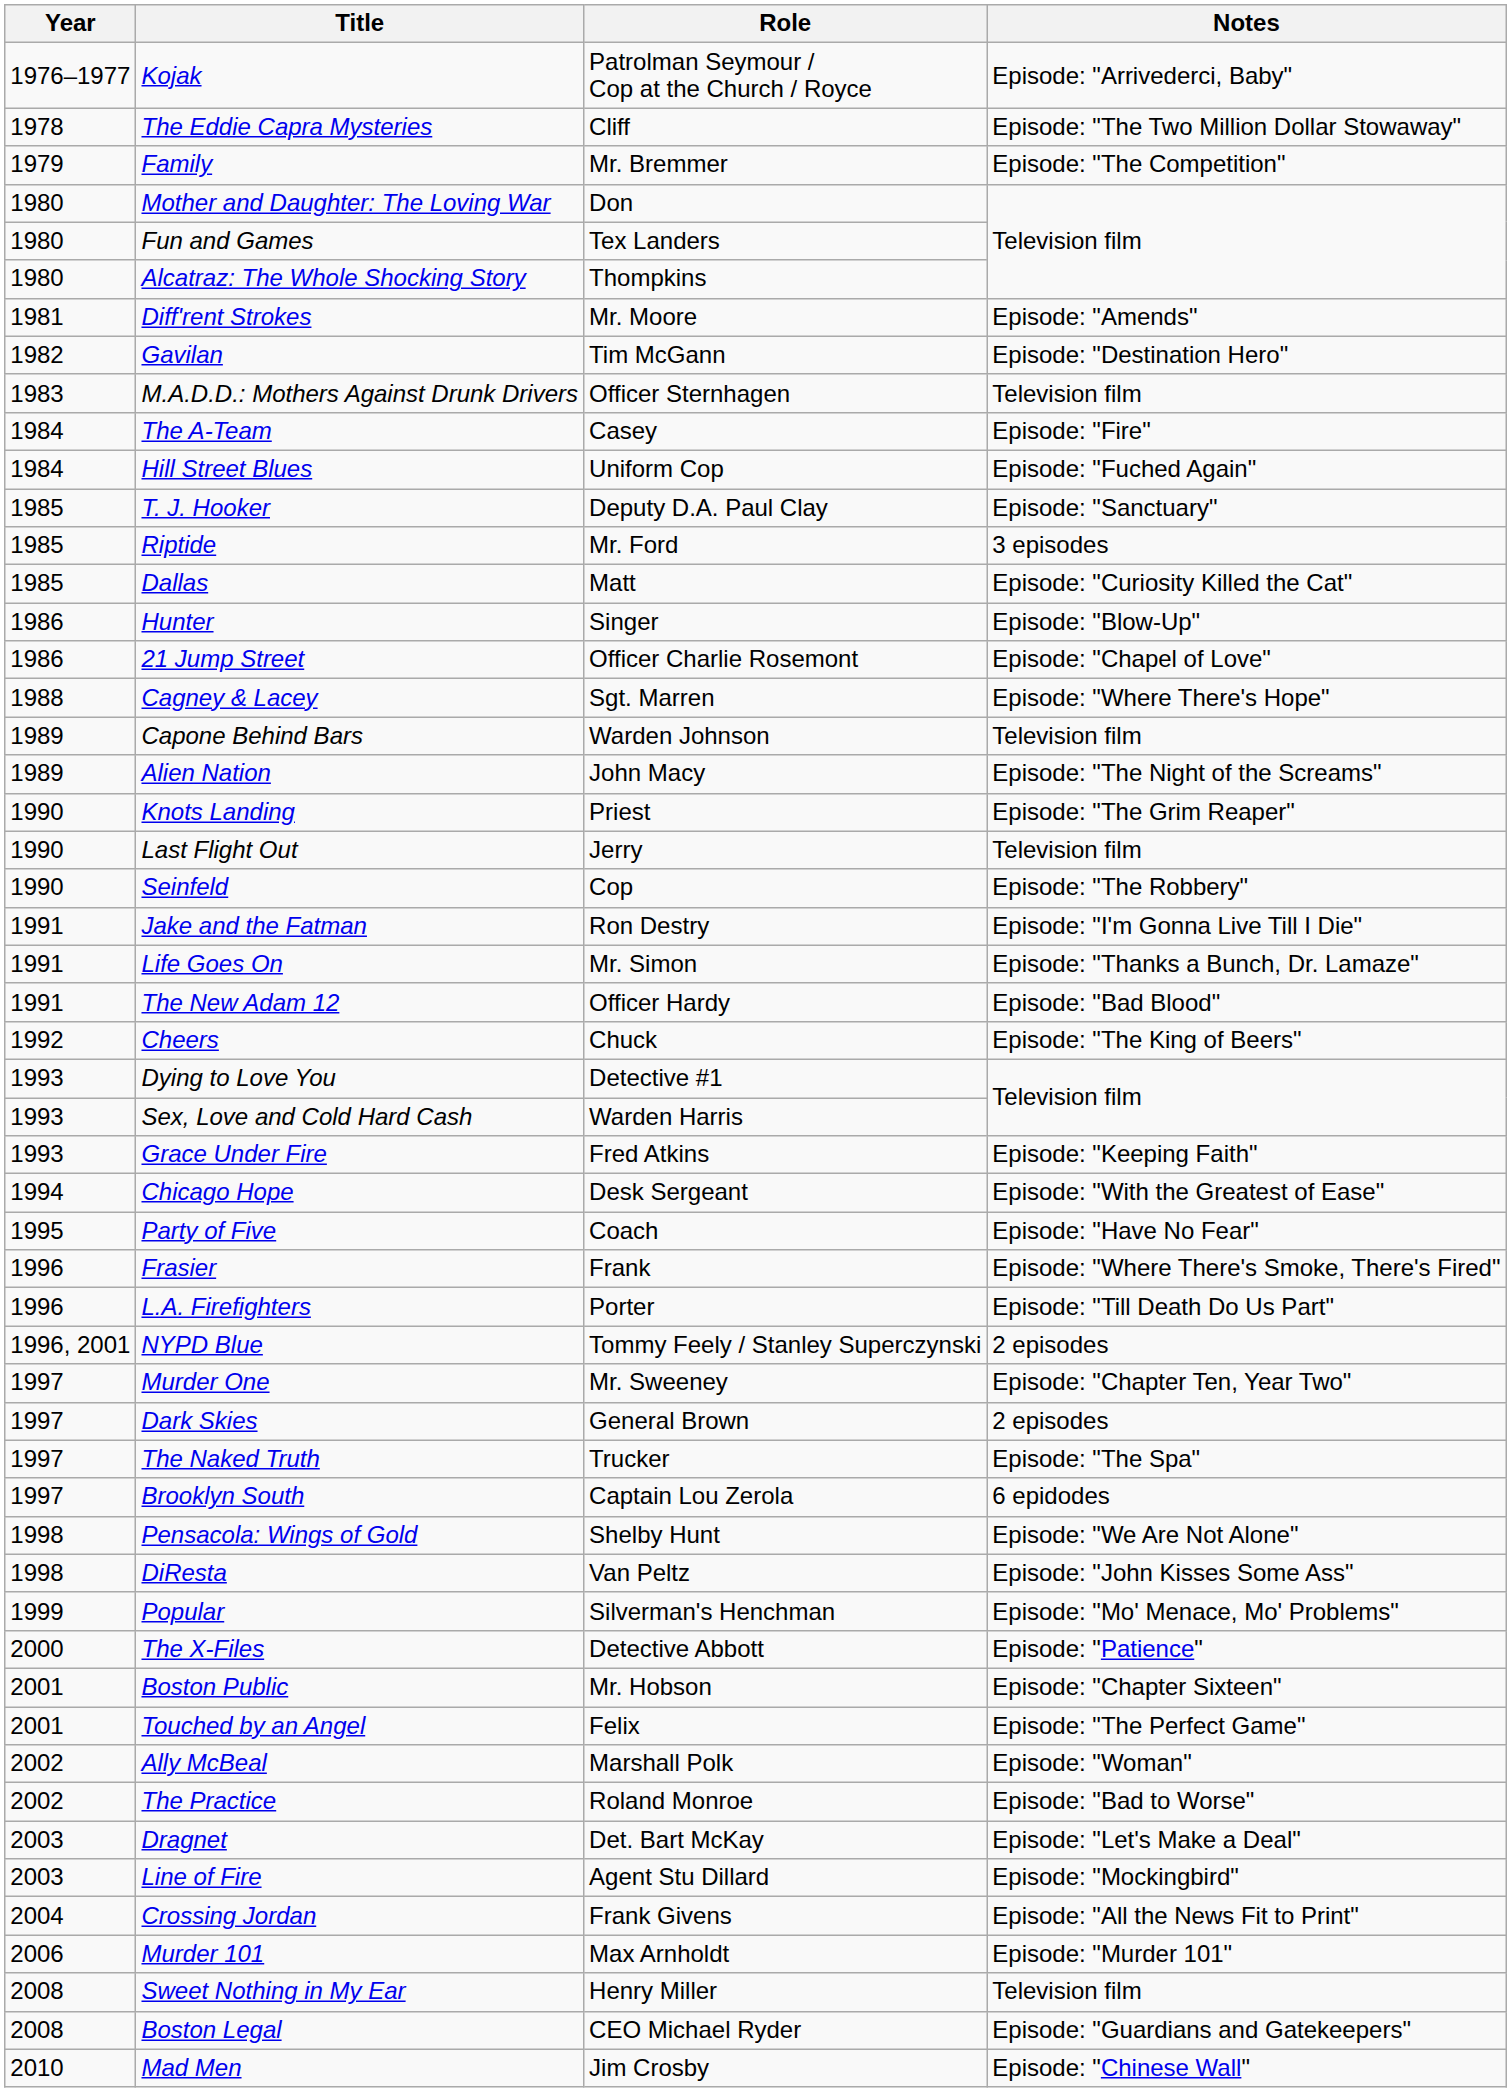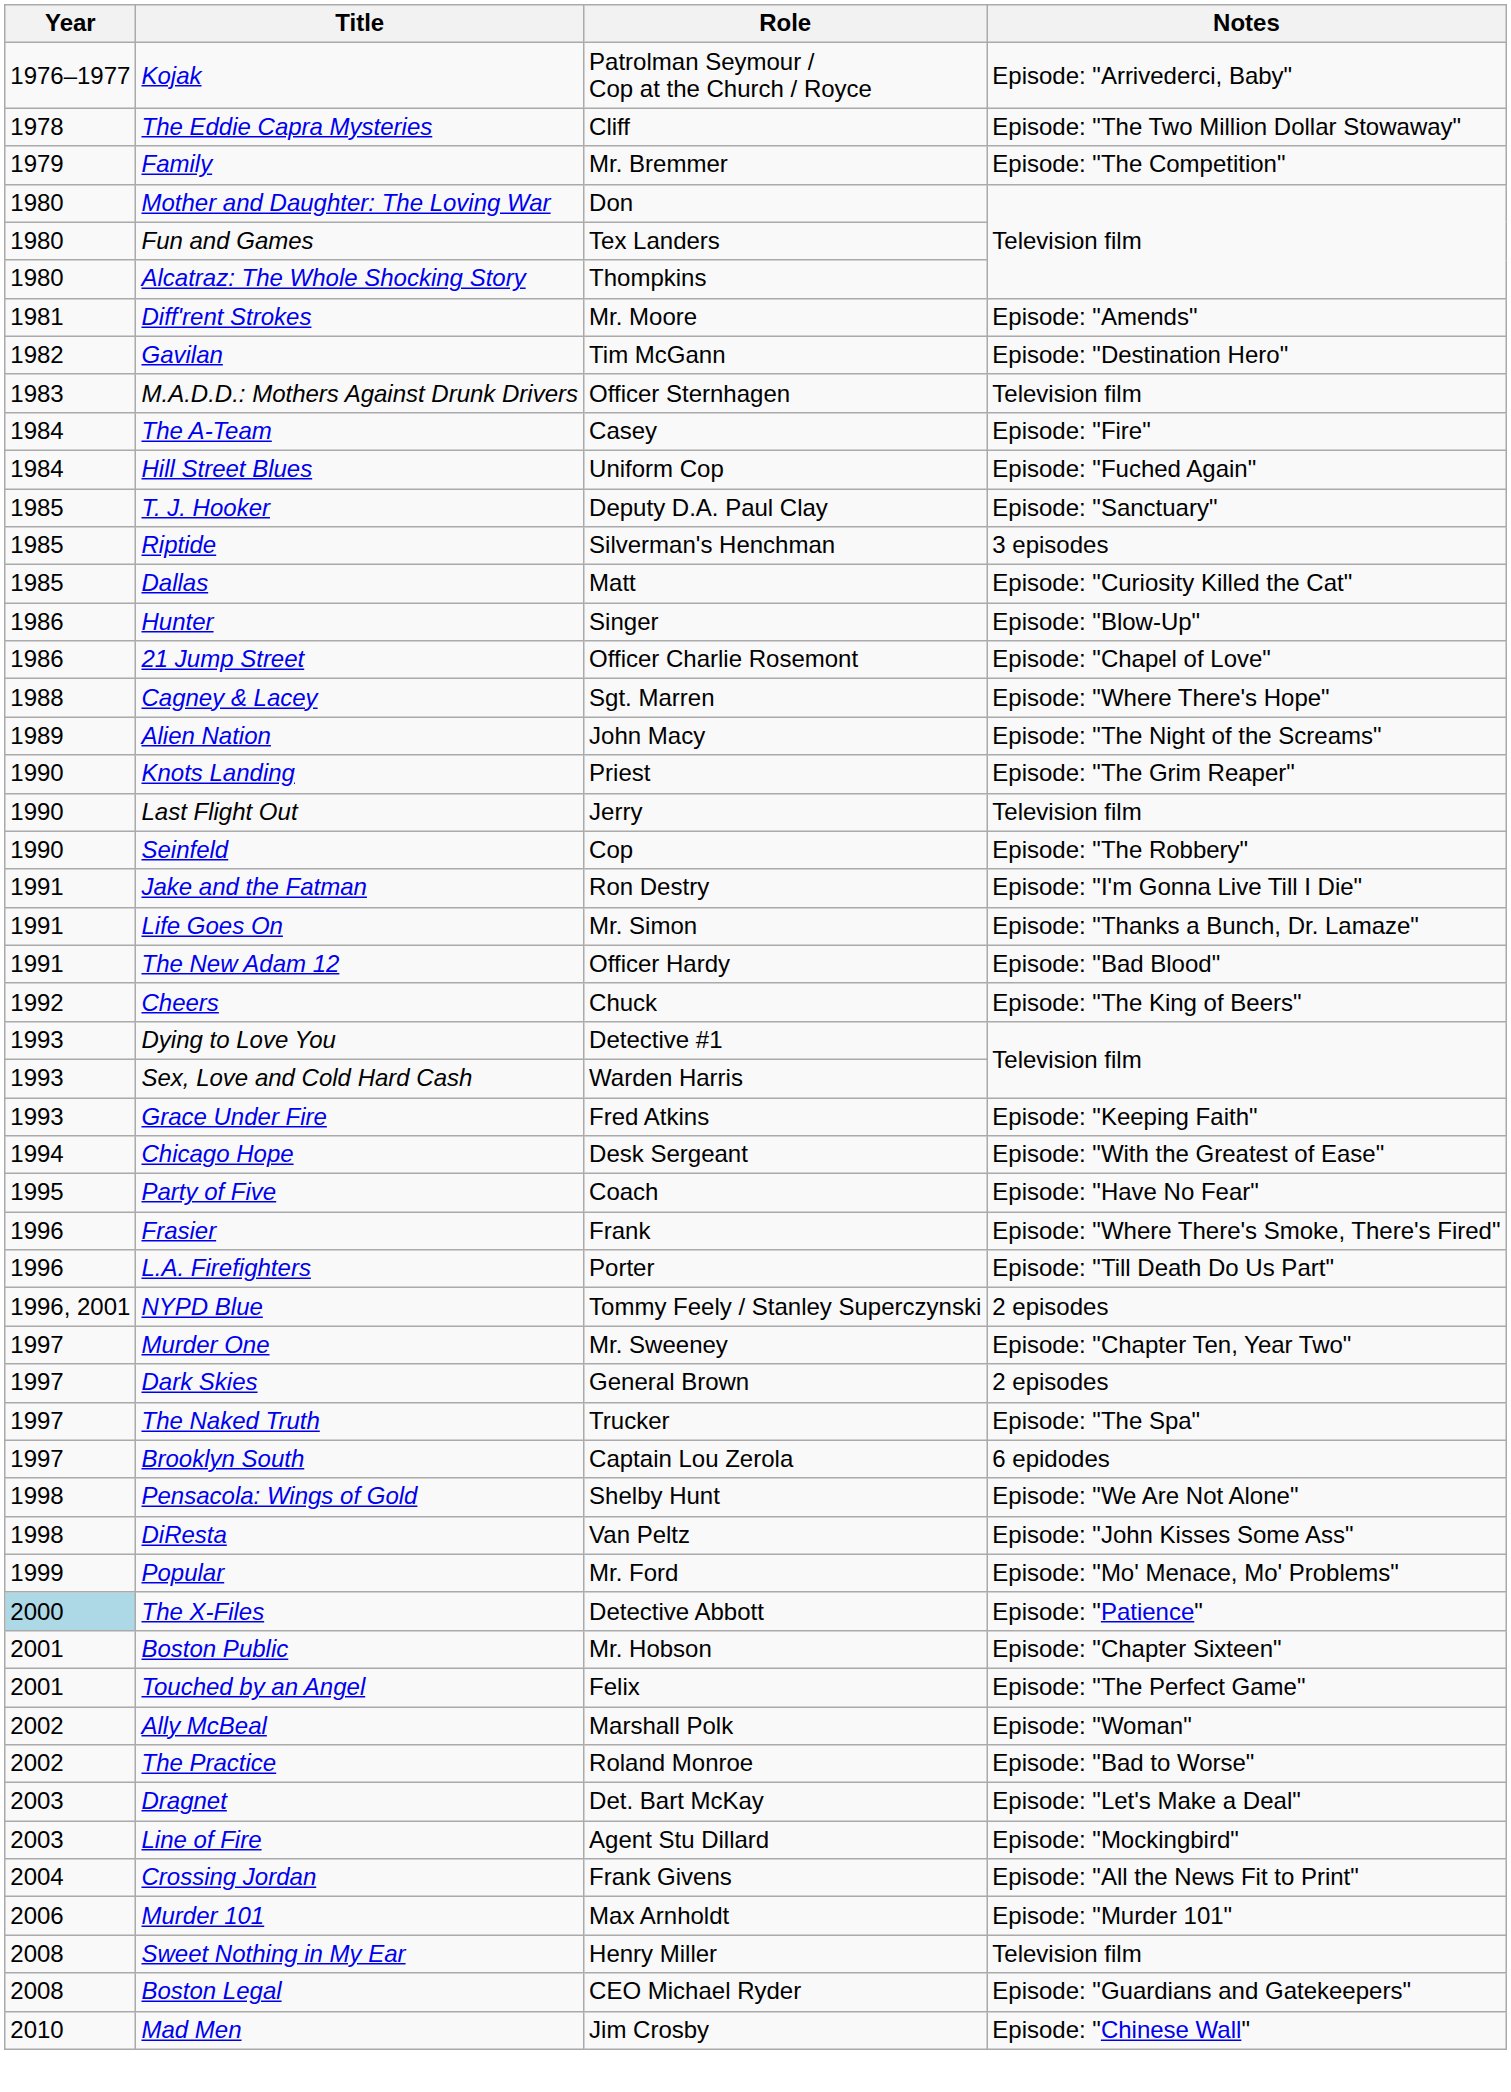(634, 545) Mr. Ford -> (712, 545) Silverman's Henchman
- row: (252, 735)
(712, 1611) Silverman's Henchman -> (634, 1573) Mr. Ford
(37, 1649) no background -> (37, 1611) lightblue background
